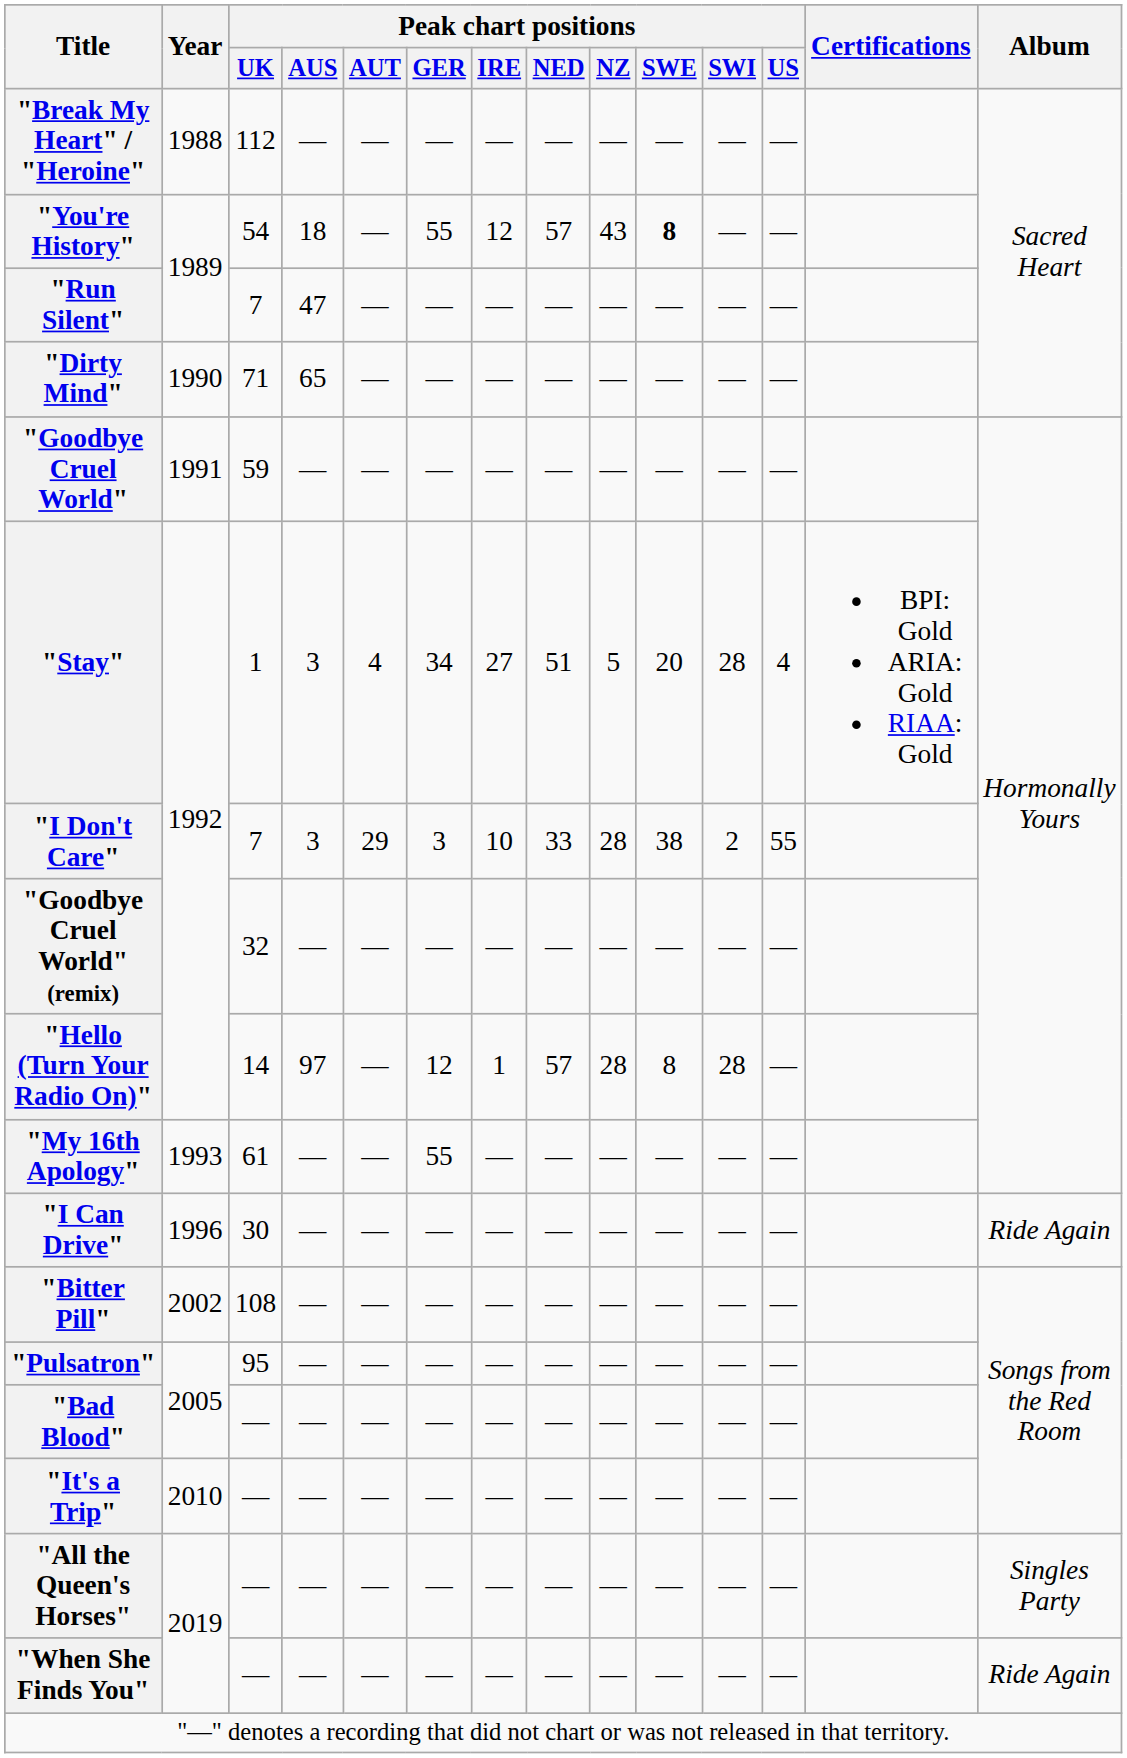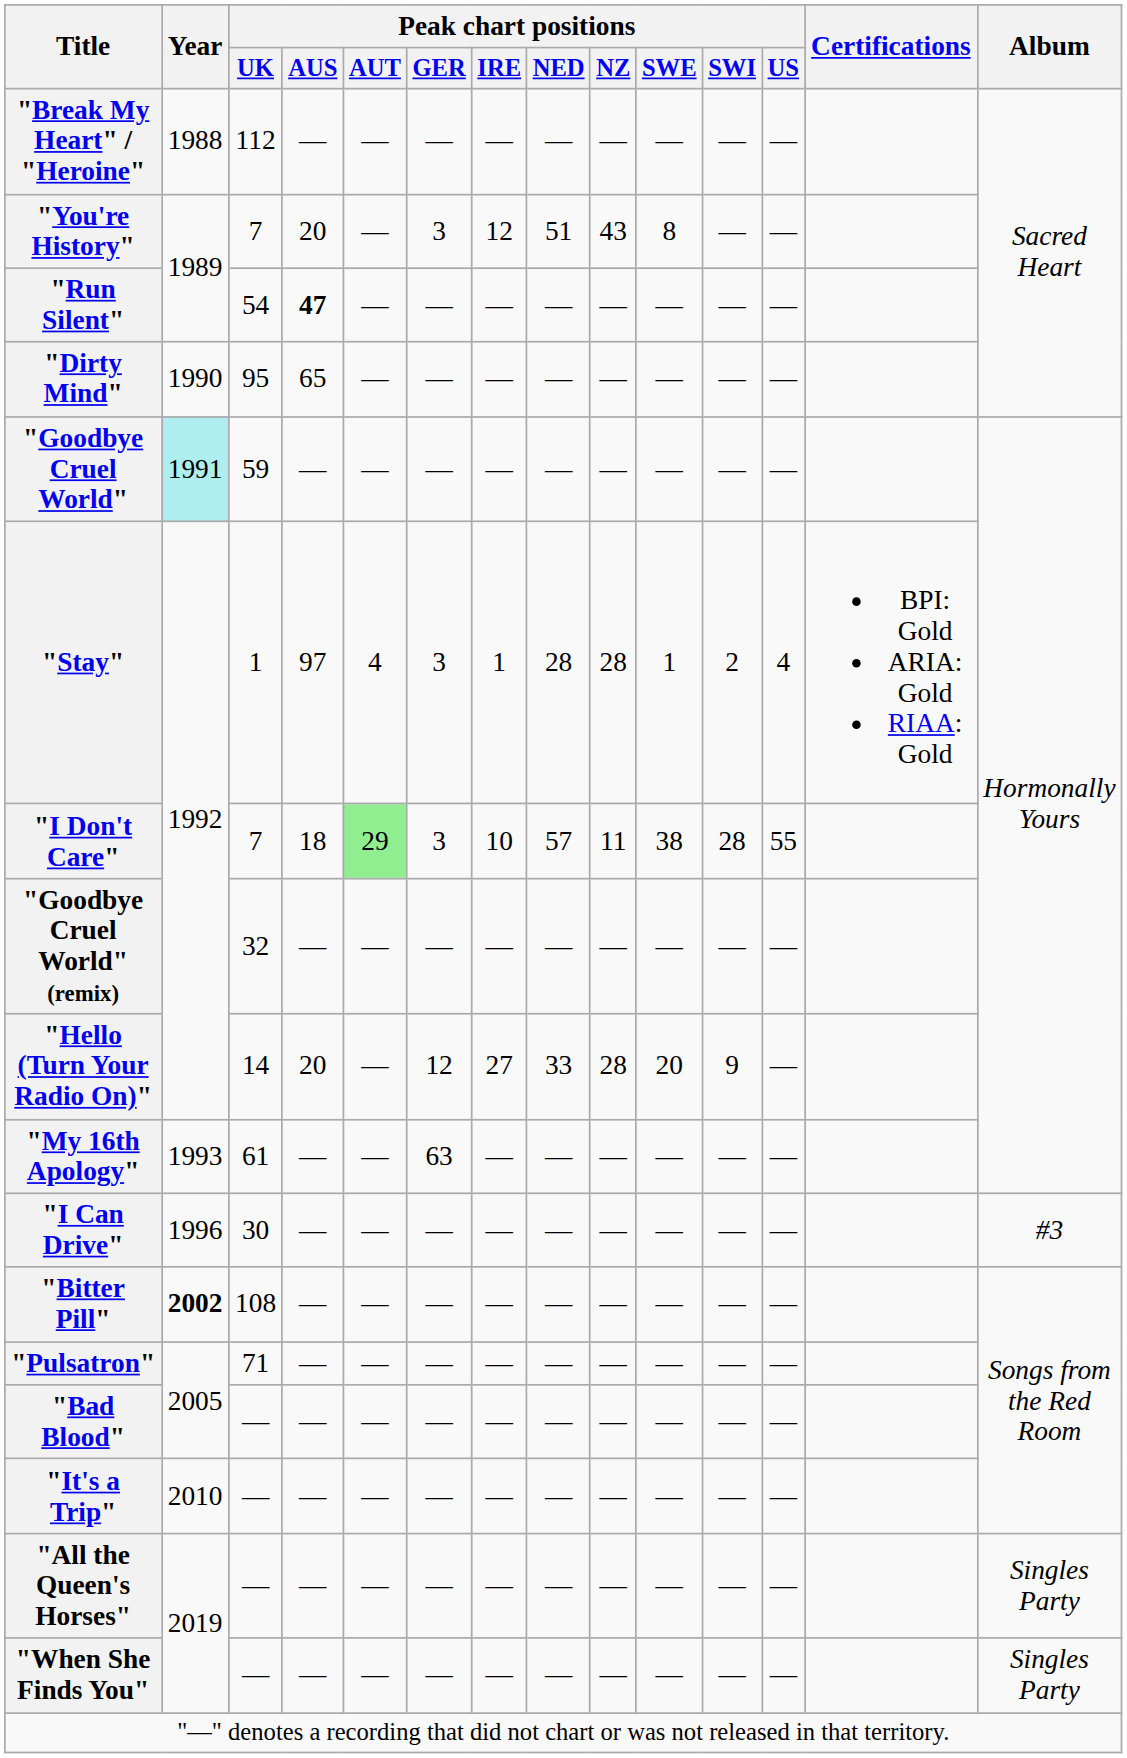(256, 230) 54 -> (256, 230) 7
(313, 230) 18 -> (313, 230) 20
(439, 230) 55 -> (439, 230) 3
(559, 230) 57 -> (559, 230) 51
(669, 230) bold -> (669, 230) normal
(256, 304) 7 -> (256, 304) 54
(313, 304) normal -> (313, 304) bold
(256, 378) 71 -> (256, 378) 95
(195, 468) no background -> (195, 468) paleturquoise background
(313, 662) 3 -> (313, 662) 97
(439, 662) 34 -> (439, 662) 3
(499, 662) 27 -> (499, 662) 1
(559, 662) 51 -> (559, 662) 28
(613, 662) 5 -> (613, 662) 28
(669, 662) 20 -> (669, 662) 1
(732, 662) 28 -> (732, 662) 2
(313, 840) 3 -> (313, 840) 18
(375, 840) no background -> (375, 840) lightgreen background
(559, 840) 33 -> (559, 840) 57
(613, 840) 28 -> (613, 840) 11
(732, 840) 2 -> (732, 840) 28
(313, 1066) 97 -> (313, 1066) 20
(499, 1066) 1 -> (499, 1066) 27
(559, 1066) 57 -> (559, 1066) 33
(669, 1066) 8 -> (669, 1066) 20
(732, 1066) 28 -> (732, 1066) 9
(439, 1155) 55 -> (439, 1155) 63
(1049, 1229) Ride Again -> (1049, 1229) #3
(195, 1303) normal -> (195, 1303) bold
(256, 1362) 95 -> (256, 1362) 71
(1049, 1674) Ride Again -> (1049, 1674) Singles Party
